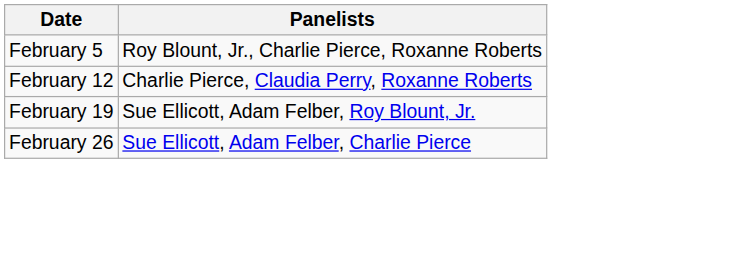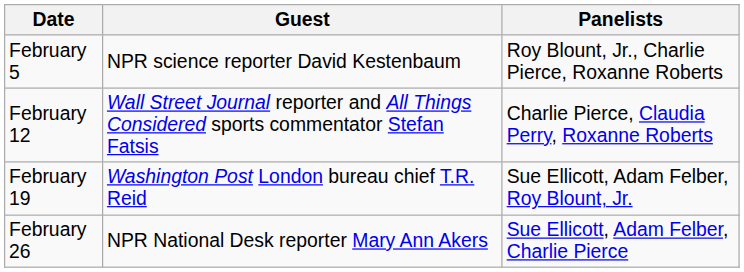+ column: (302, 19)
